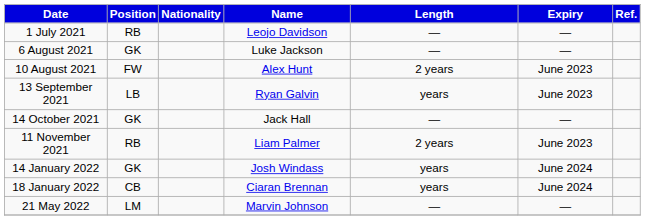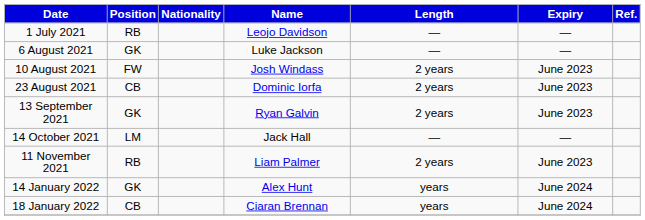(287, 69) Alex Hunt -> (287, 69) Josh Windass
+ row: (56, 88)
(133, 94) LB -> (133, 113) GK
(434, 94) years -> (434, 113) 2 years
(133, 119) GK -> (133, 138) LM
(287, 169) Josh Windass -> (287, 187) Alex Hunt
- row: (56, 206)
